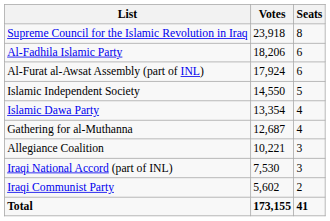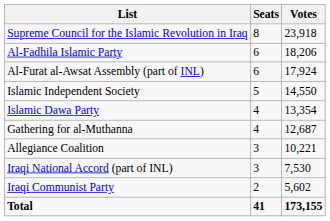columns swapped: (272, 14) <-> (309, 14)
